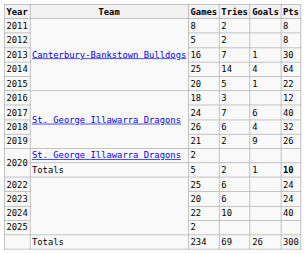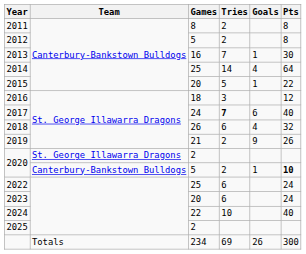(224, 112) normal -> (224, 112) bold
(48, 170) Totals -> (109, 170) Canterbury-Bankstown Bulldogs
